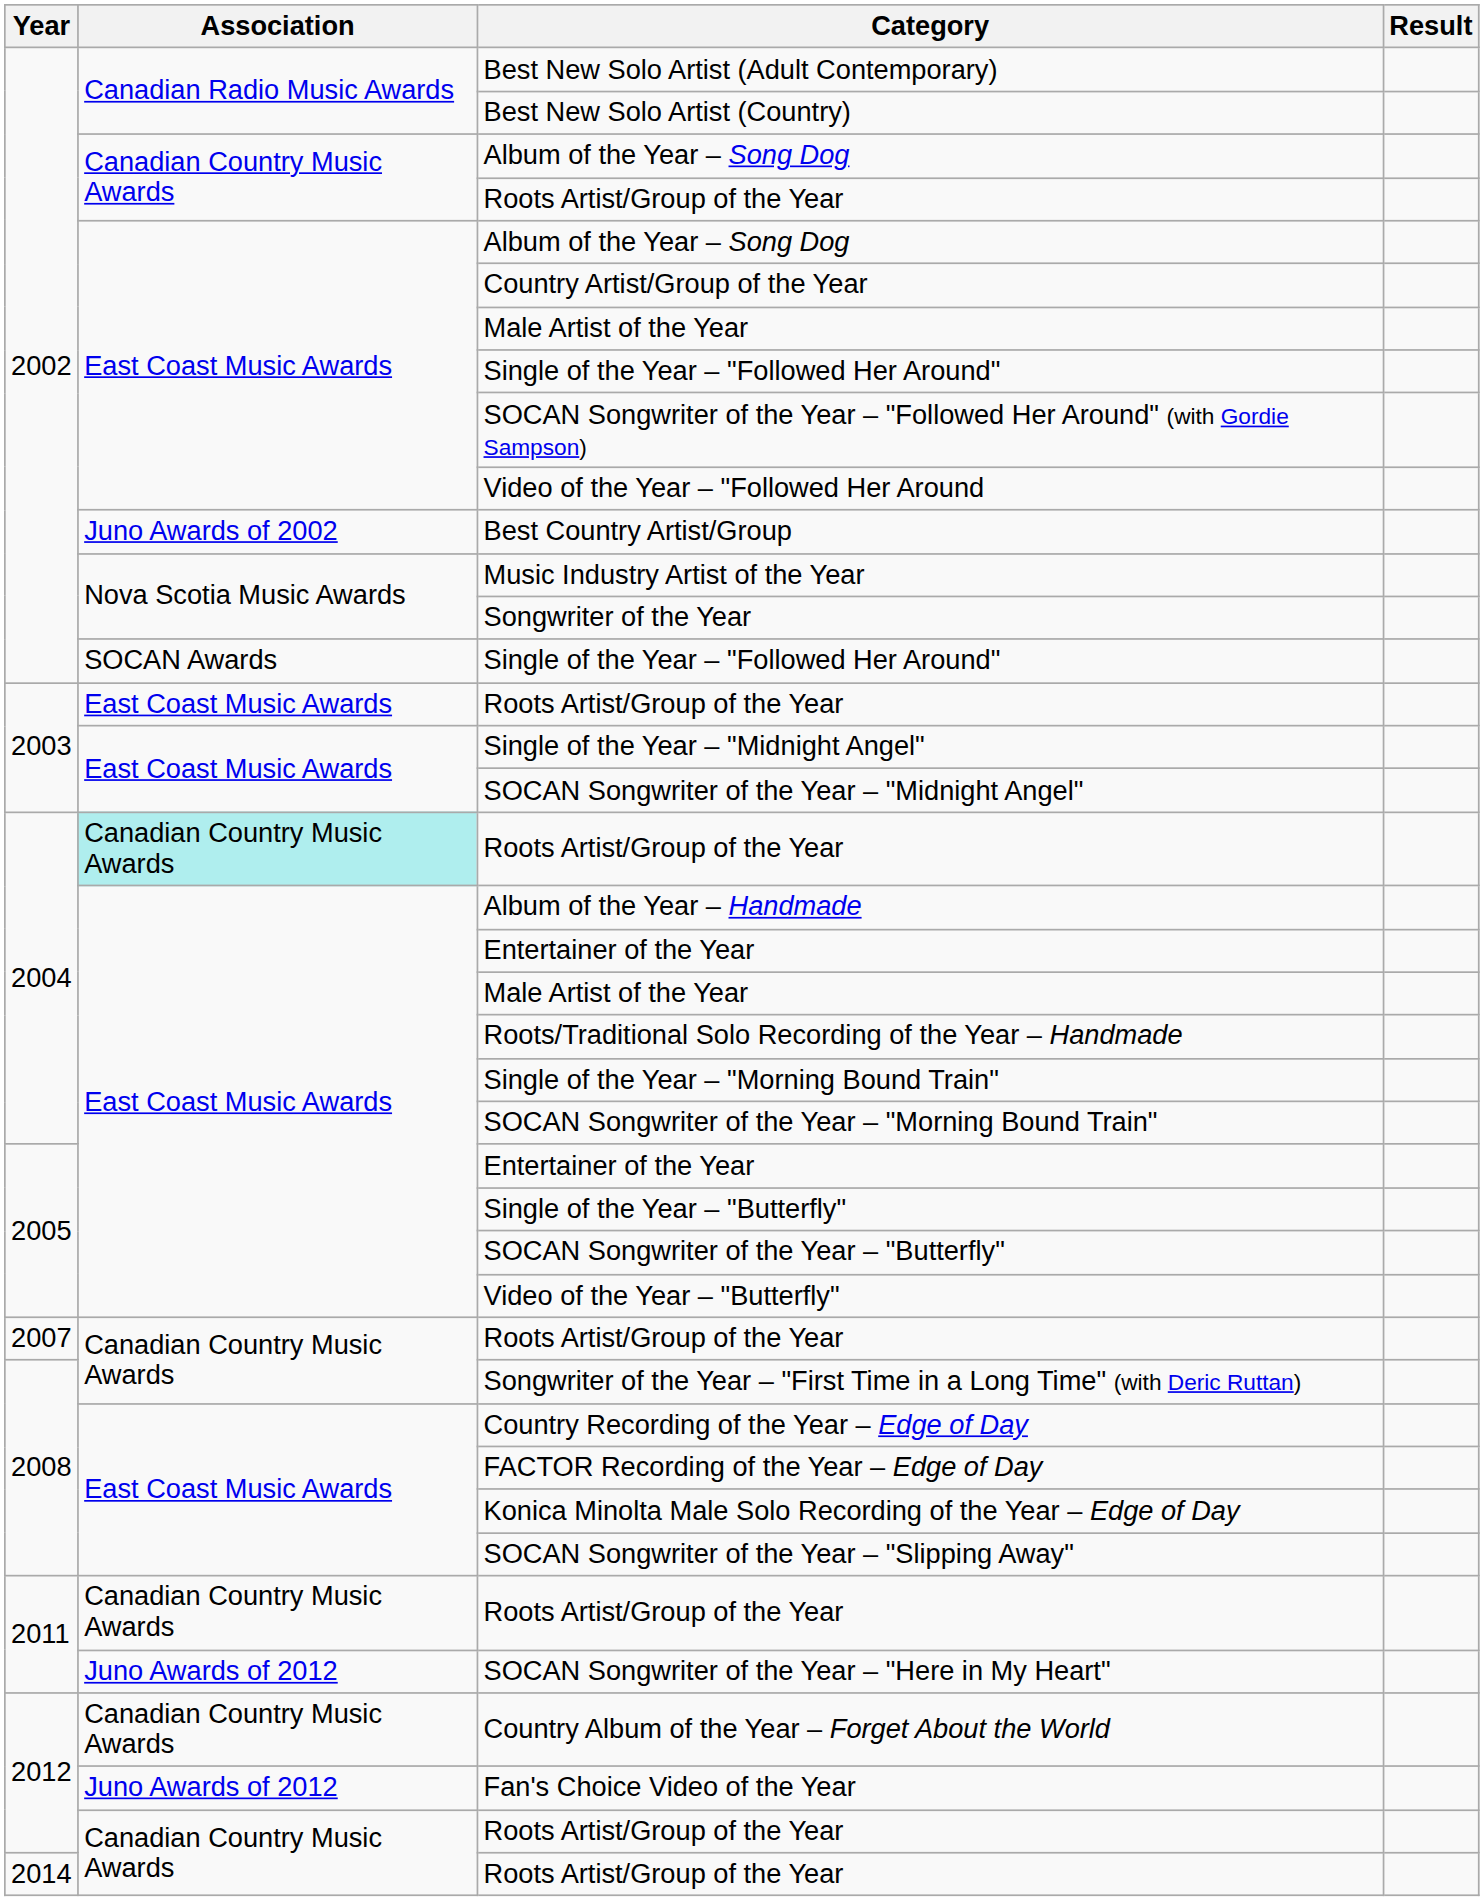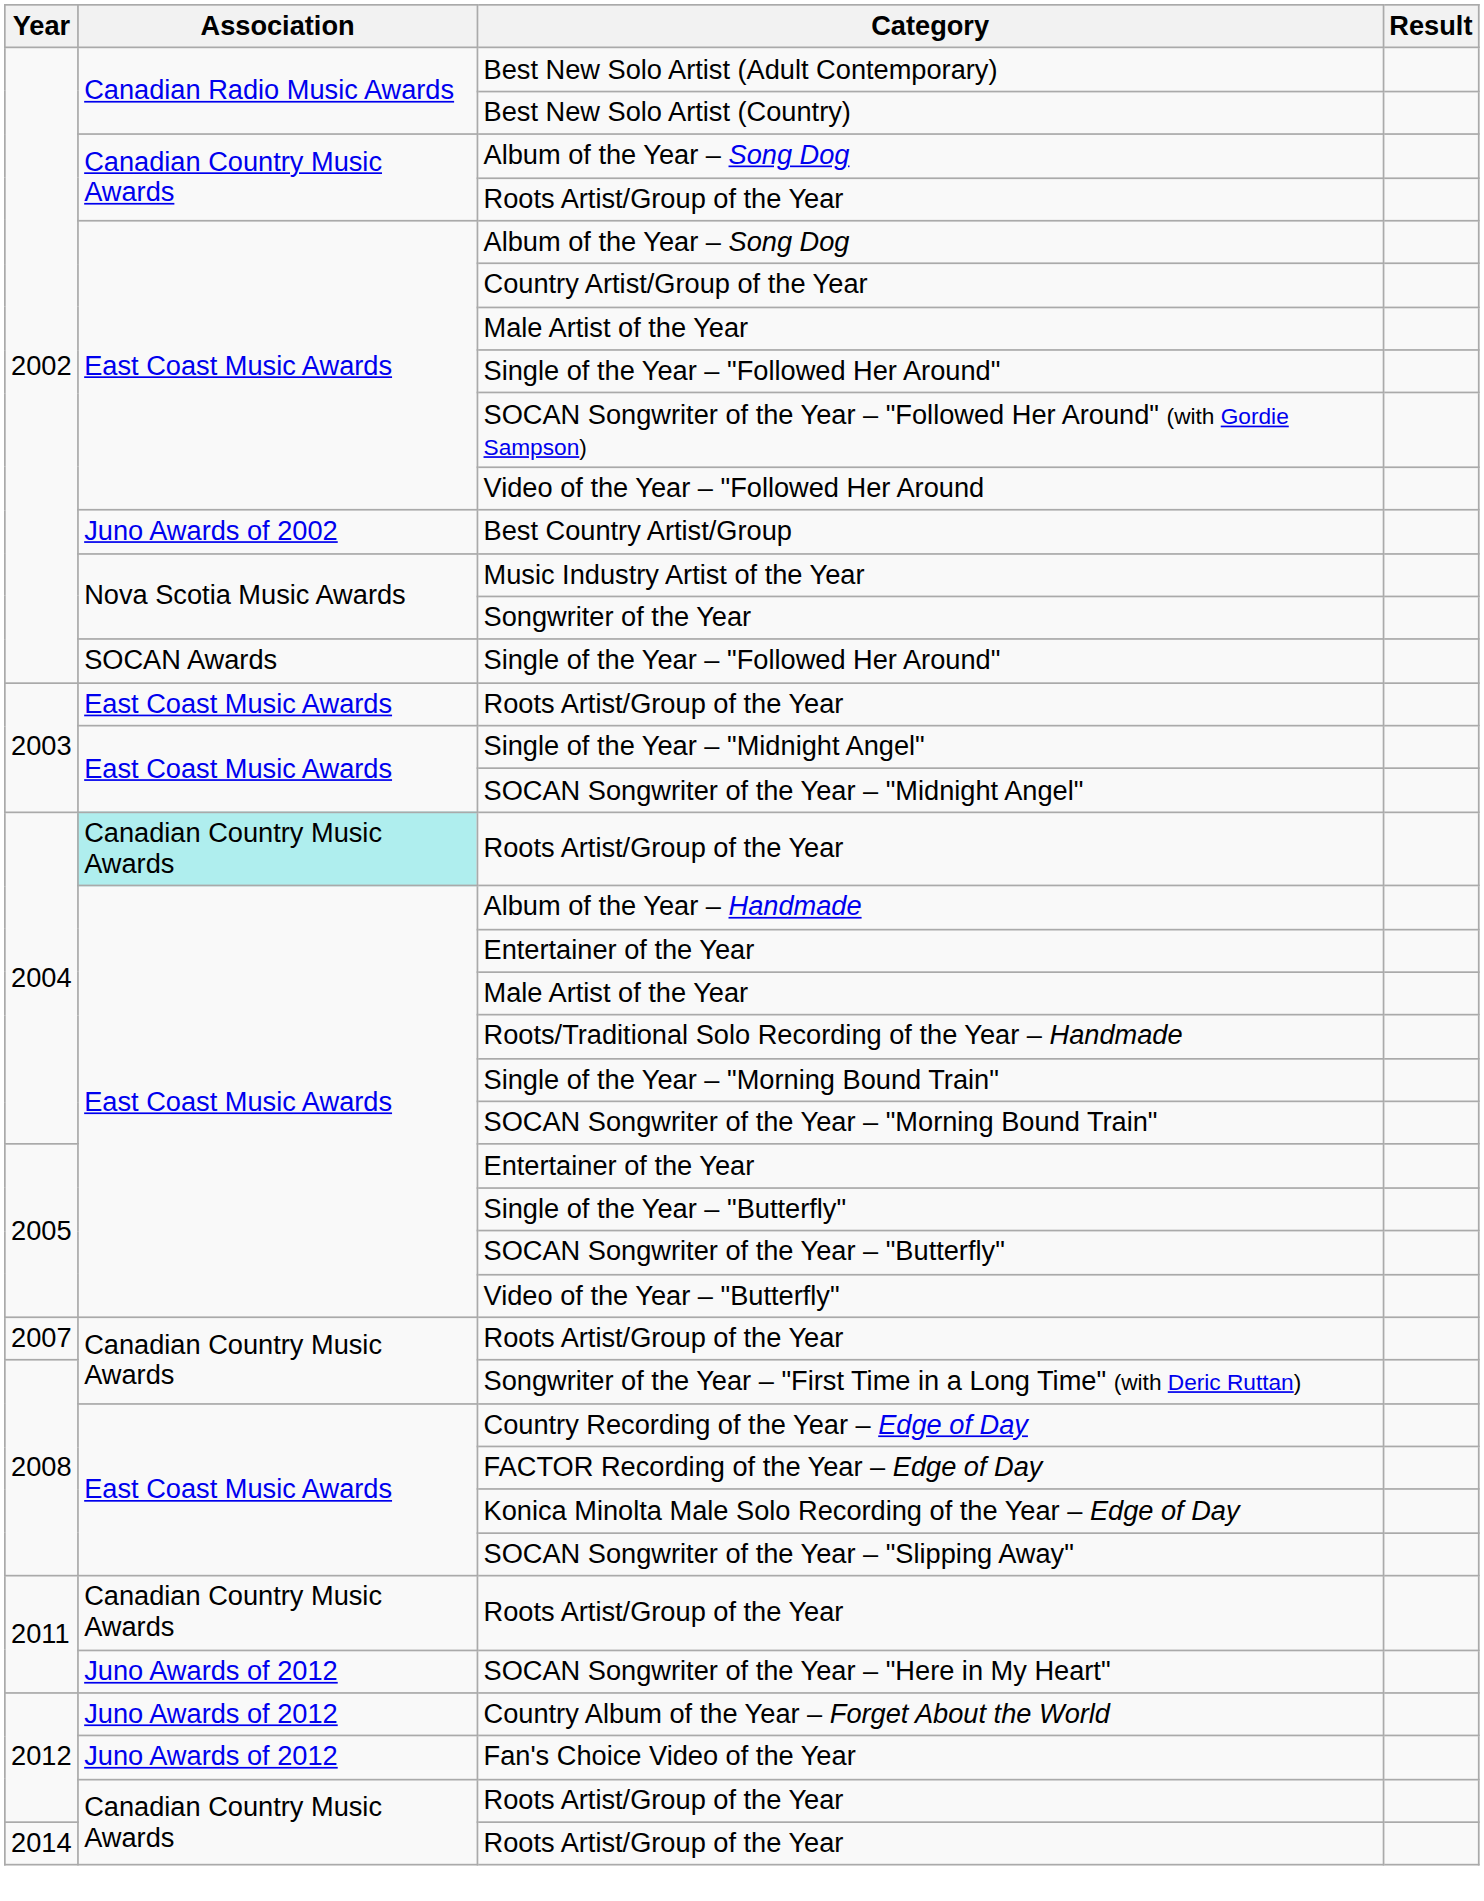(233, 1729) Canadian Country Music Awards -> (211, 1713) Juno Awards of 2012
